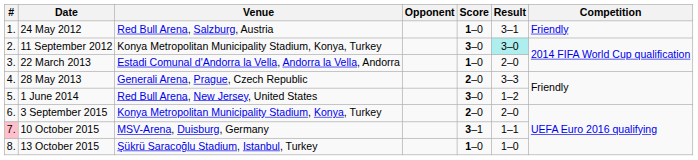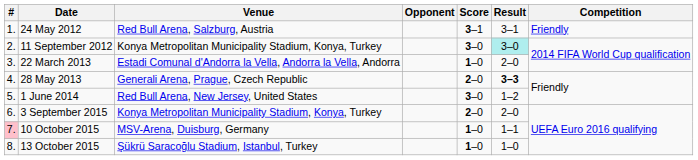(474, 29) 1–0 -> (474, 29) 3–1
(510, 79) normal -> (510, 79) bold
(474, 130) 3–1 -> (474, 130) 1–0
